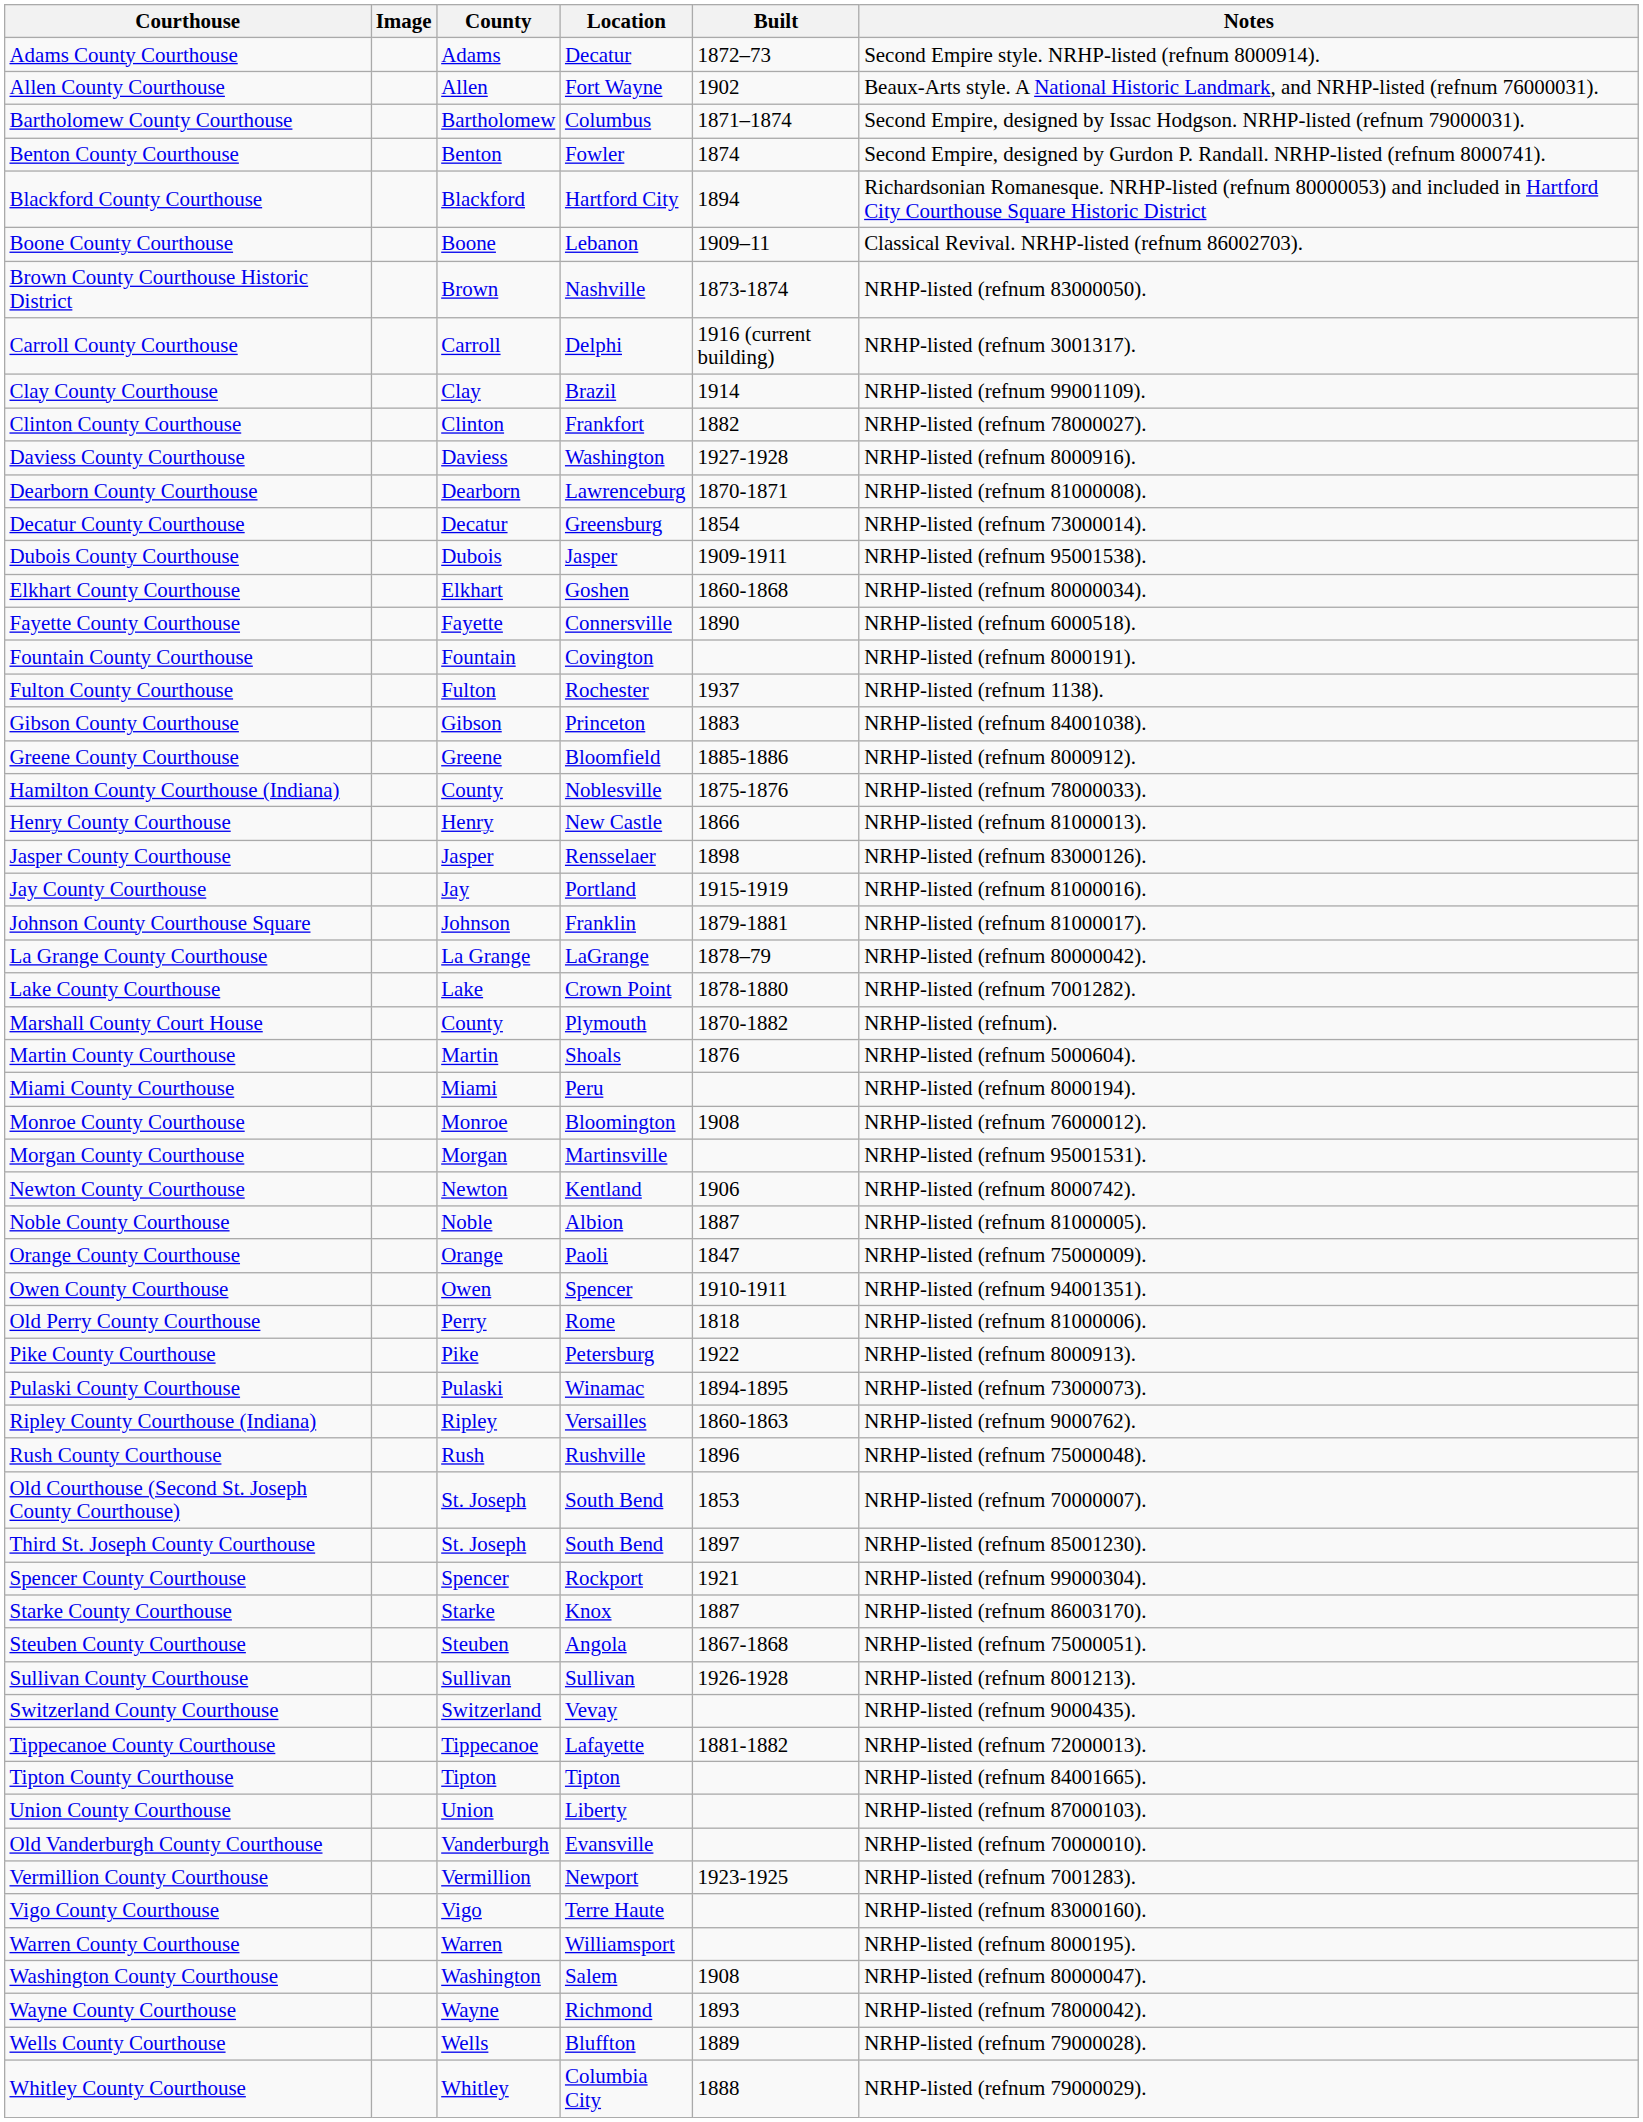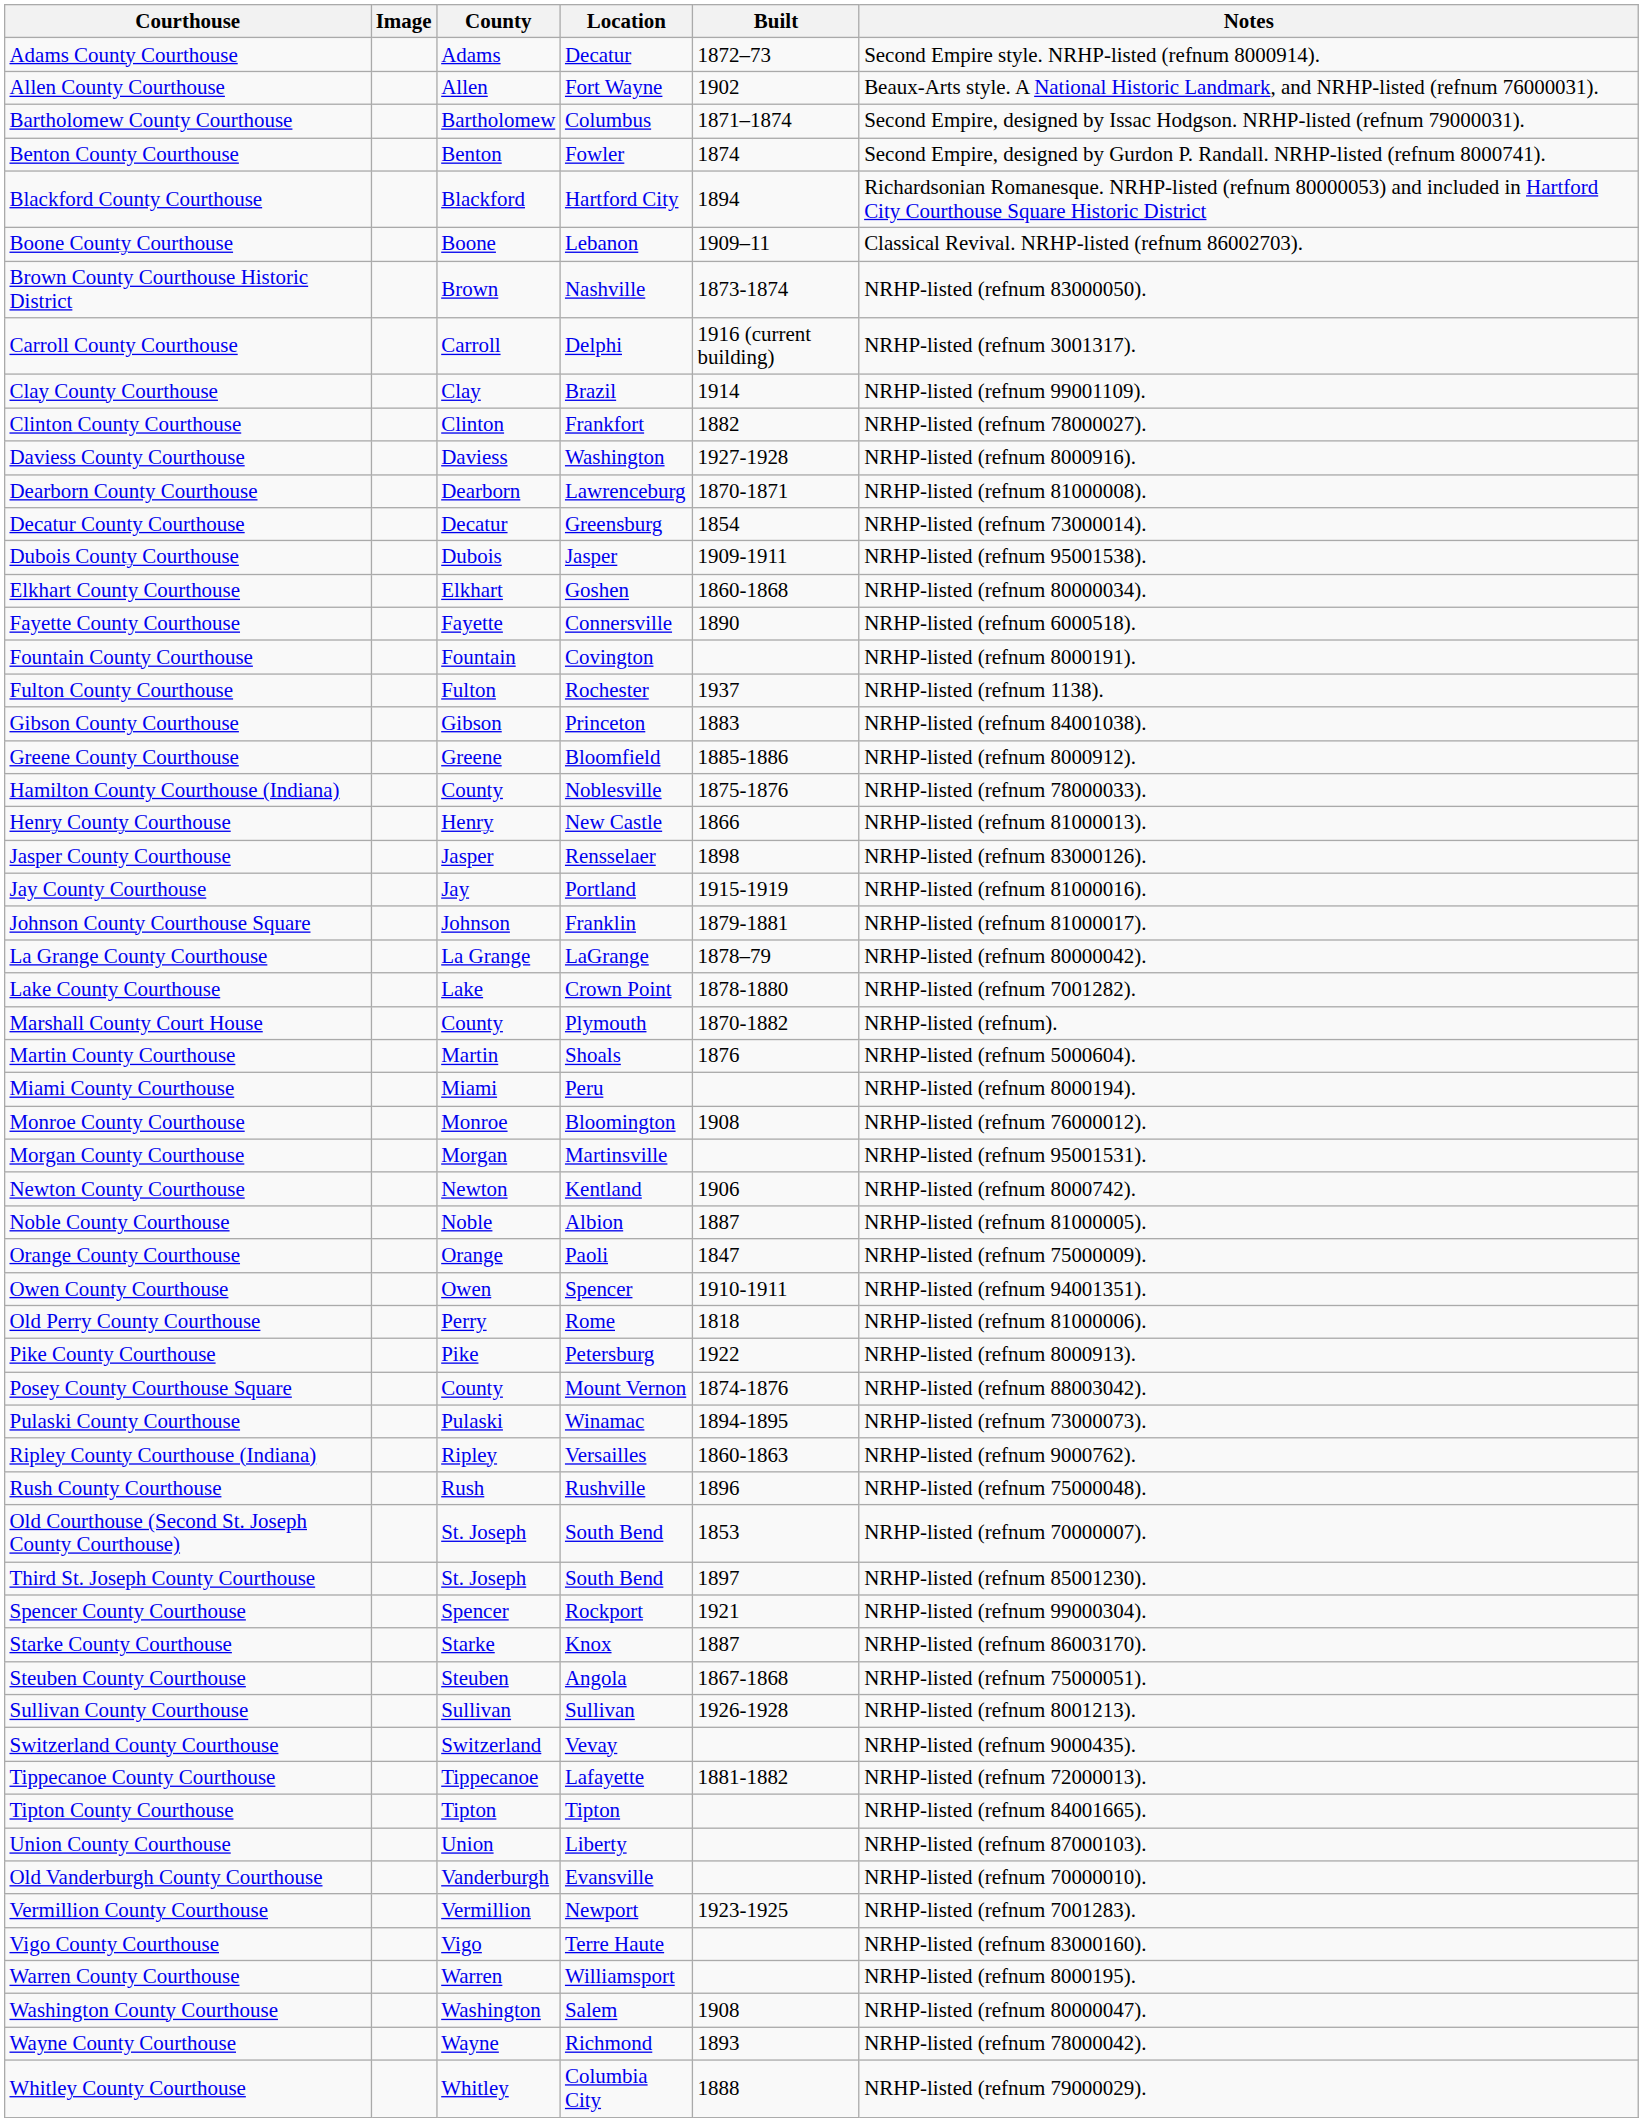+ row: (151, 1388)
- row: (118, 2043)
